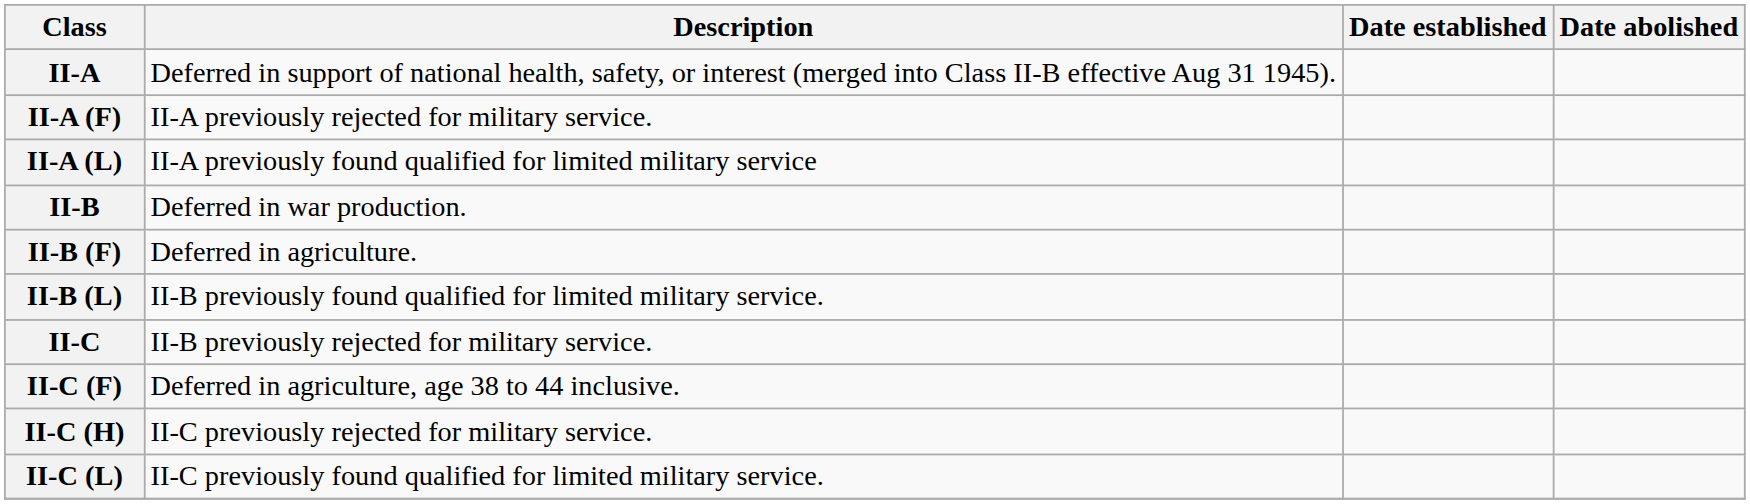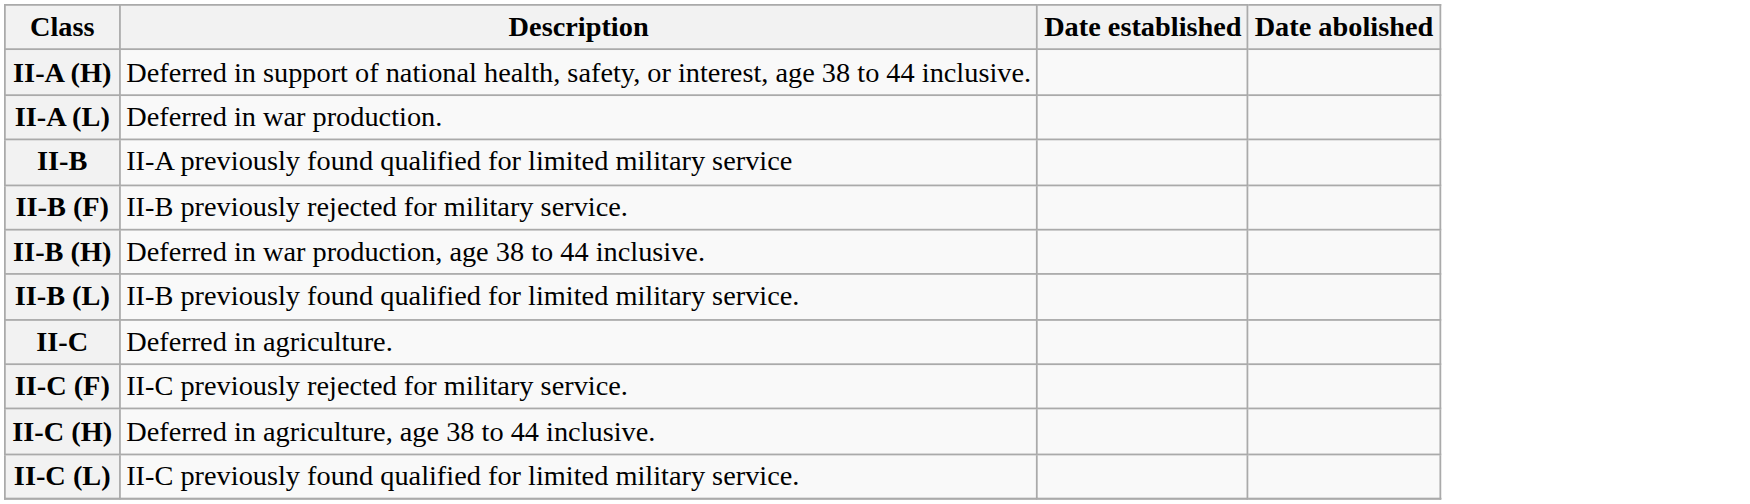- row: (74, 71)
- row: (74, 116)
+ row: (62, 71)
(484, 161) II-A previously found qualified for limited military service -> (284, 116) Deferred in war production.
(309, 206) Deferred in war production. -> (459, 161) II-A previously found qualified for limited military service
(284, 251) Deferred in agriculture. -> (377, 206) II-B previously rejected for military service.
+ row: (62, 251)
(401, 341) II-B previously rejected for military service. -> (259, 341) Deferred in agriculture.
(415, 386) Deferred in agriculture, age 38 to 44 inclusive. -> (377, 386) II-C previously rejected for military service.
(401, 431) II-C previously rejected for military service. -> (391, 431) Deferred in agriculture, age 38 to 44 inclusive.
